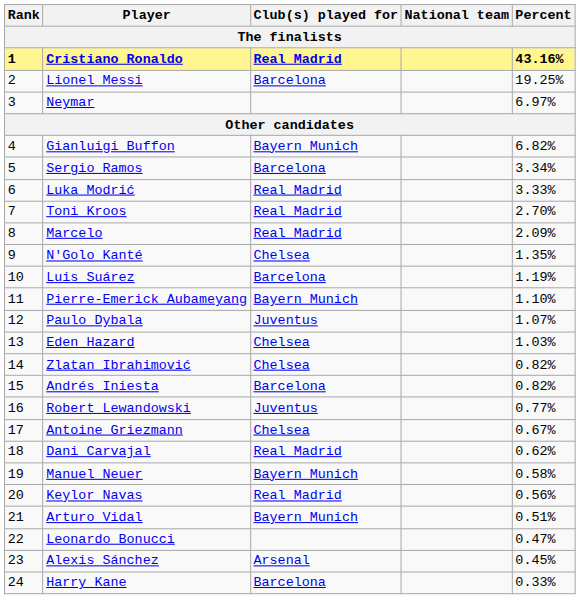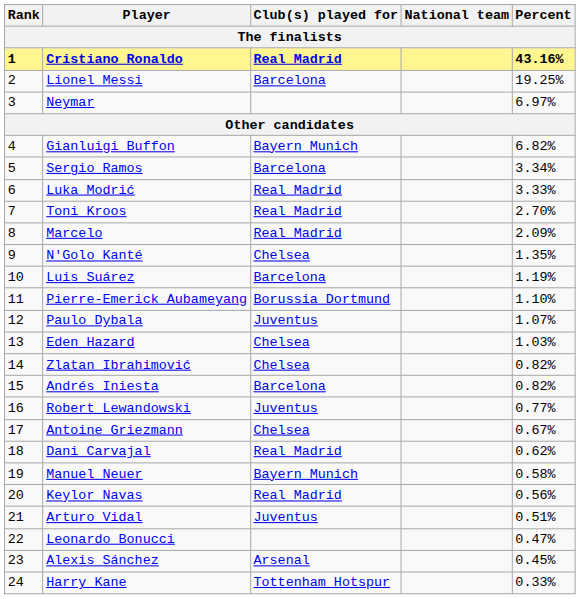(306, 299) Bayern Munich -> (322, 299) Borussia Dortmund
(306, 517) Bayern Munich -> (286, 517) Juventus
(290, 583) Barcelona -> (322, 583) Tottenham Hotspur
